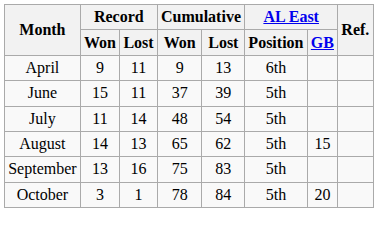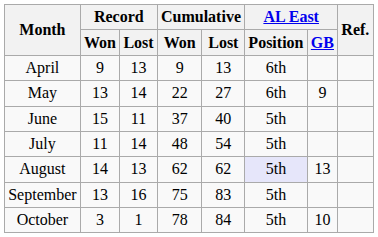(138, 67) 11 -> (138, 67) 13
+ row: (42, 93)
(223, 93) 39 -> (223, 118) 40
(180, 144) 65 -> (180, 169) 62
(276, 144) no background -> (276, 169) lavender background
(322, 144) 15 -> (322, 169) 13
(322, 194) 20 -> (322, 220) 10
